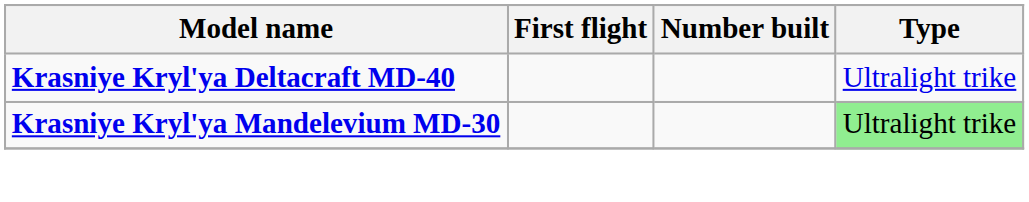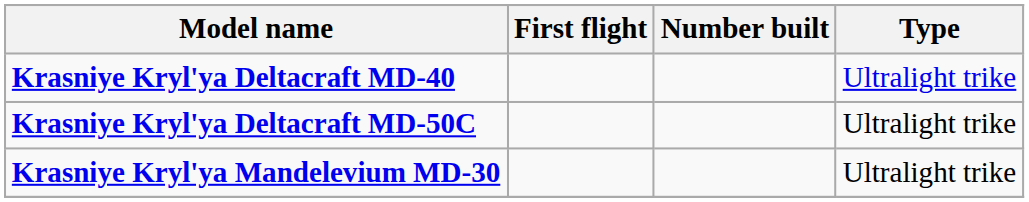+ row: (244, 124)
(930, 124) lightgreen background -> (930, 172) no background
